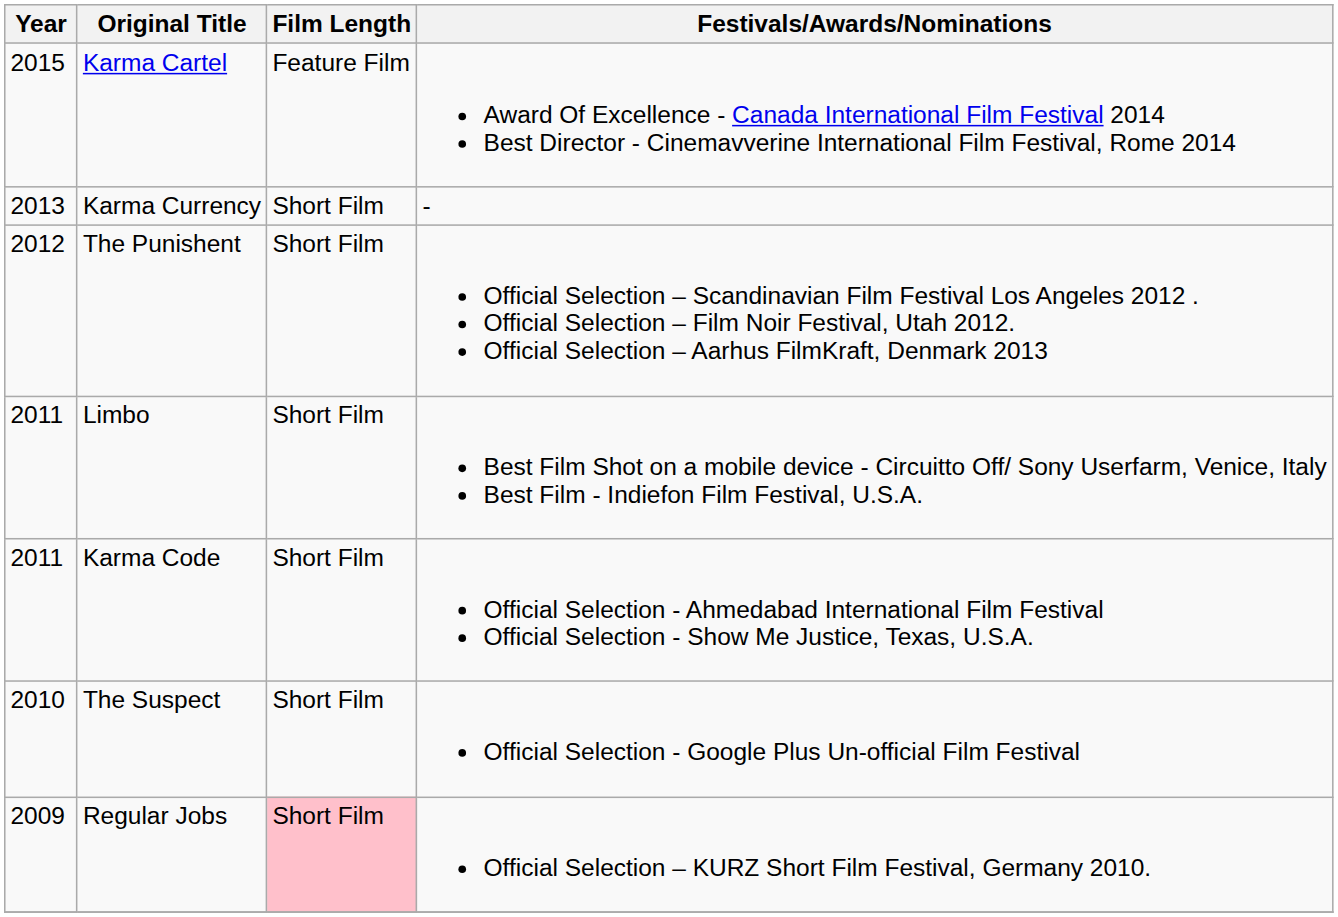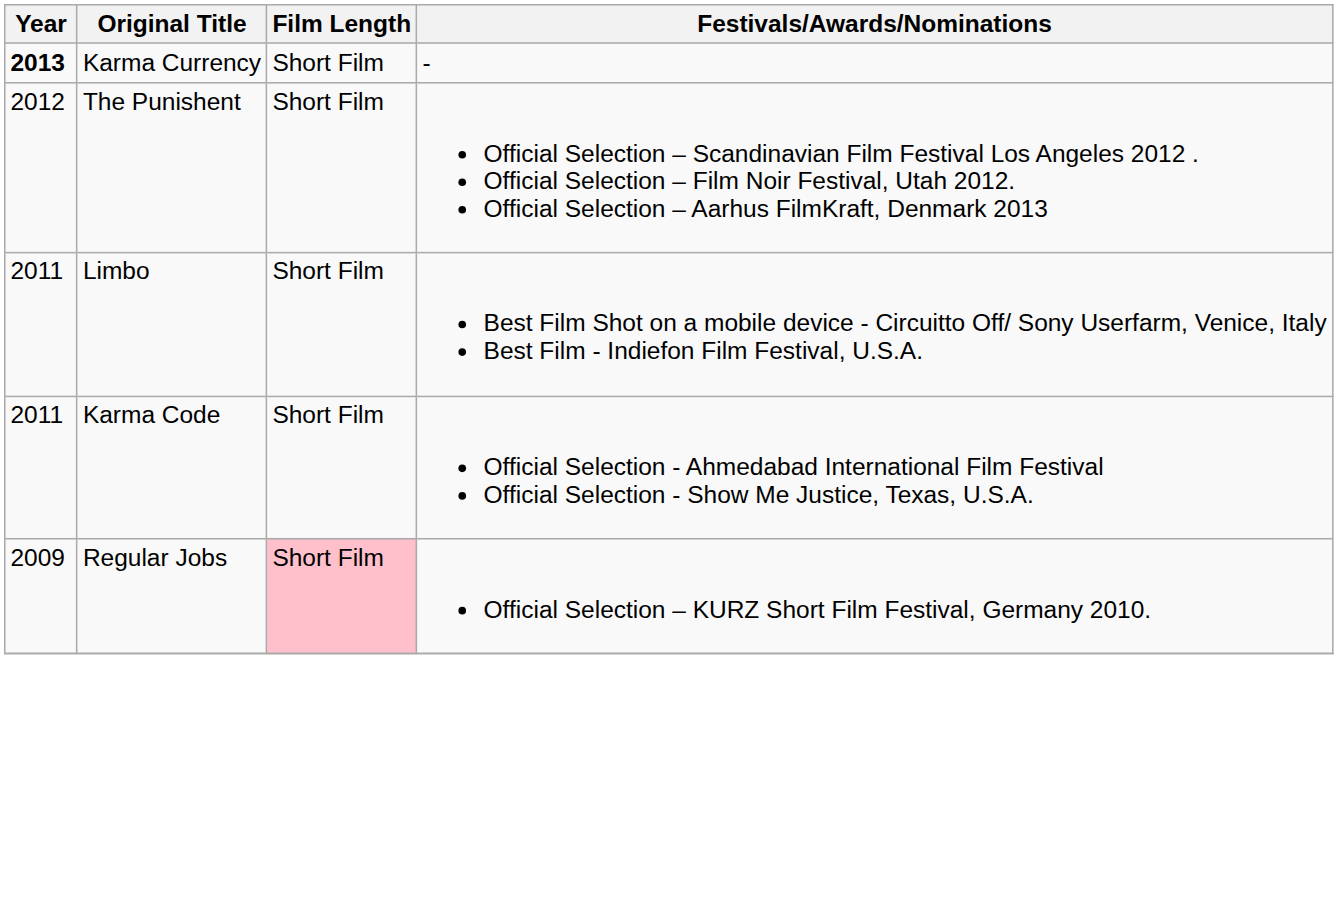- row: (155, 62)
(38, 205) normal -> (38, 62) bold
- row: (152, 700)
